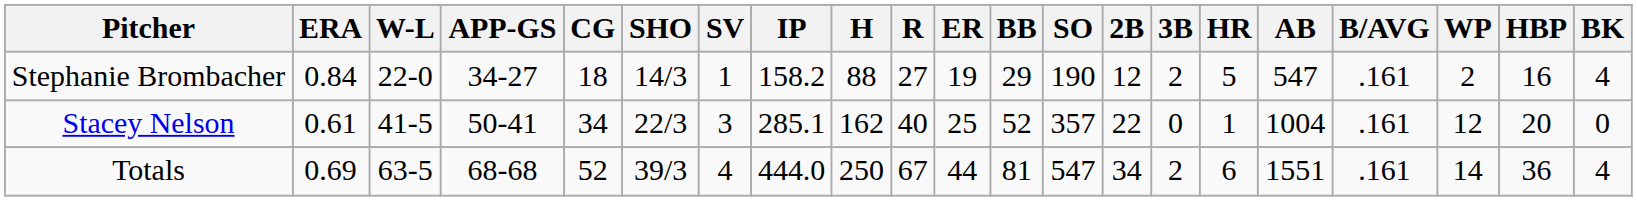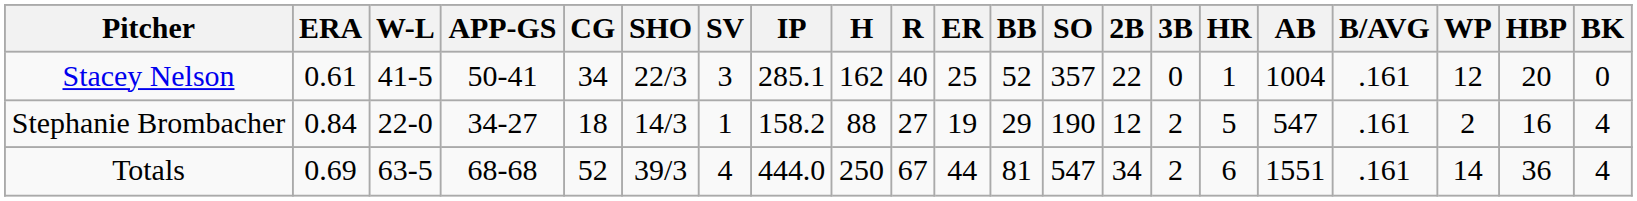rows swapped: (149, 75) <-> (149, 123)
